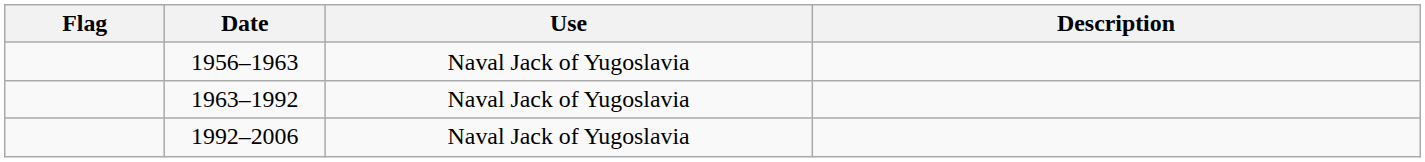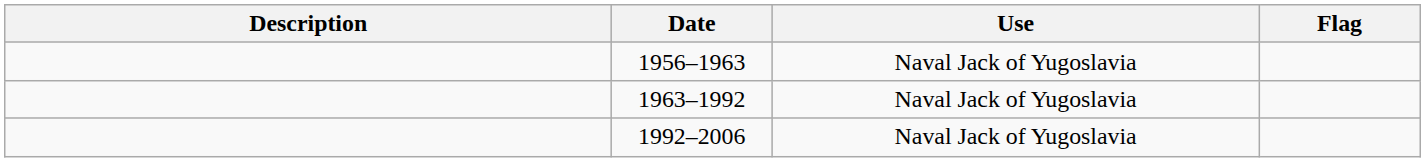columns swapped: (85, 23) <-> (1116, 23)
